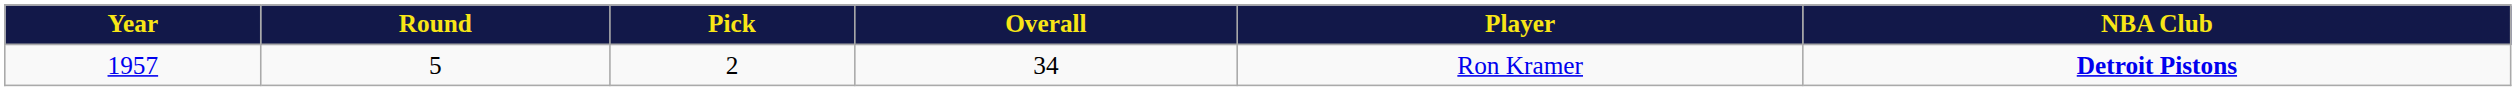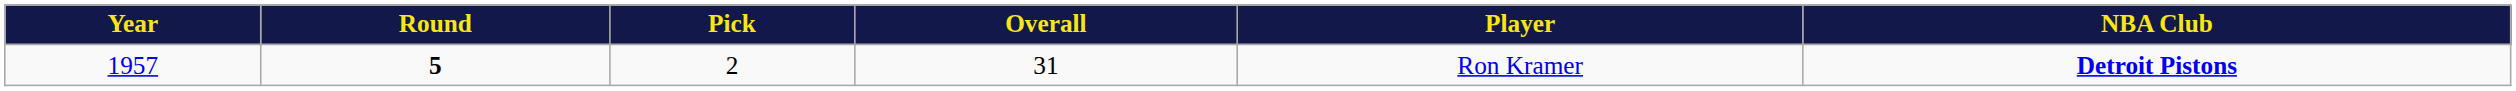(435, 64) normal -> (435, 64) bold
(1046, 64) 34 -> (1046, 64) 31
